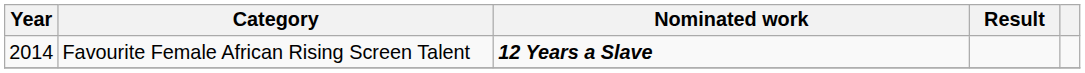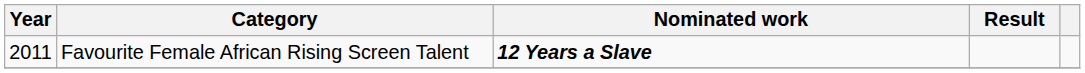(31, 51) 2014 -> (31, 51) 2011
